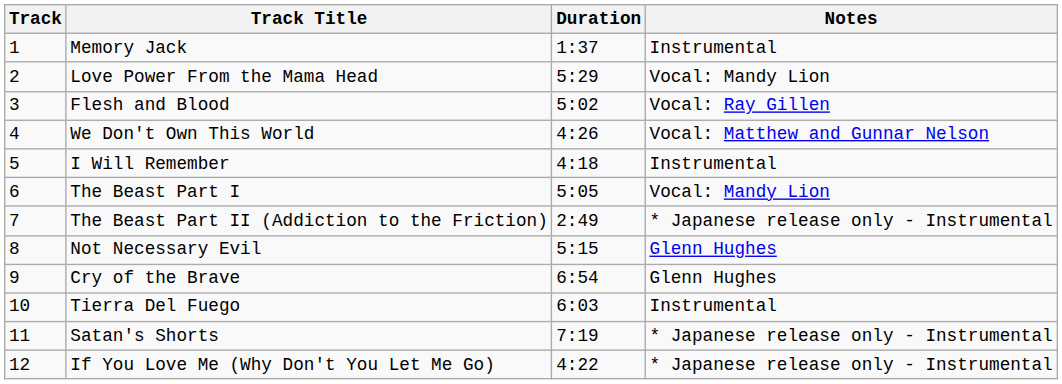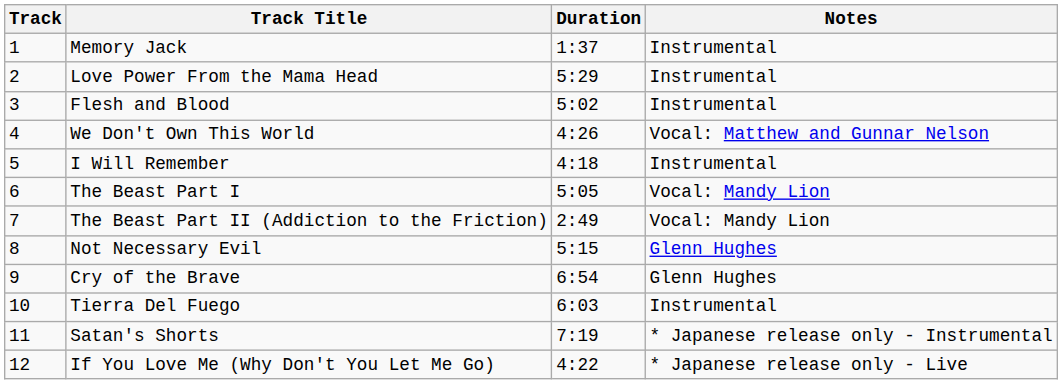(740, 77) Vocal: Mandy Lion -> (713, 77) Instrumental
(740, 106) Vocal: Ray Gillen -> (713, 106) Instrumental
(851, 221) * Japanese release only - Instrumental -> (740, 221) Vocal: Mandy Lion
(851, 365) * Japanese release only - Instrumental -> (809, 365) * Japanese release only - Live
